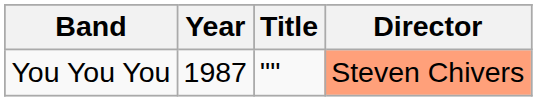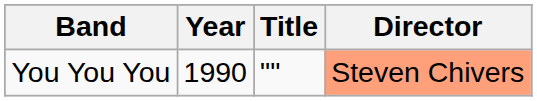(215, 72) 1987 -> (215, 72) 1990
